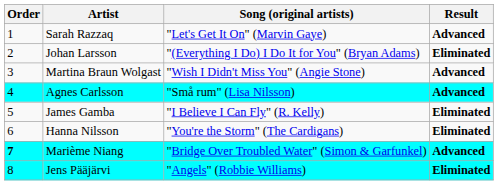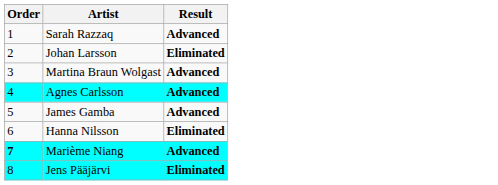- column: (297, 14)
(461, 111) Eliminated -> (193, 111) Advanced
